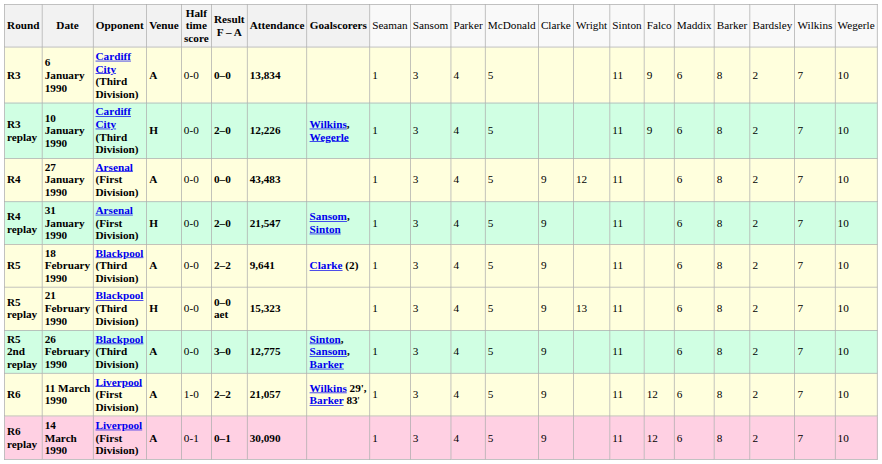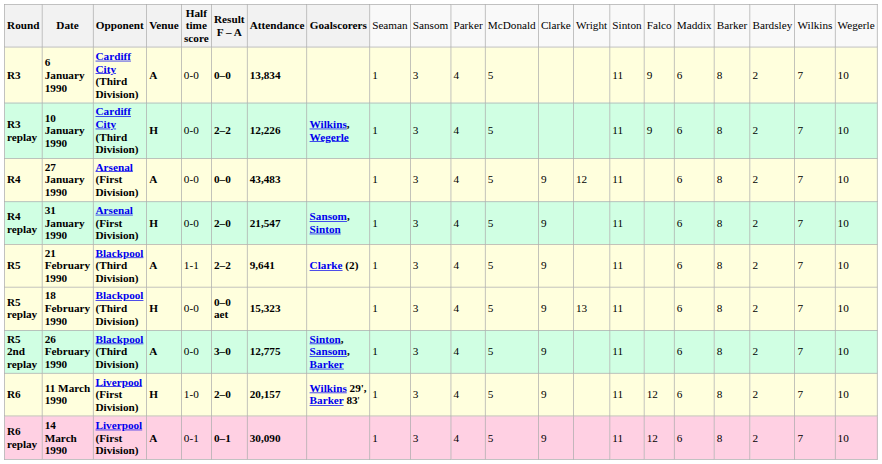(222, 130) 2–0 -> (222, 130) 2–2
(67, 265) 18 February 1990 -> (67, 265) 21 February 1990
(191, 265) 0-0 -> (191, 265) 1-1
(67, 308) 21 February 1990 -> (67, 308) 18 February 1990
(153, 394) A -> (154, 394) H
(222, 394) 2–2 -> (222, 394) 2–0
(265, 394) 21,057 -> (265, 394) 20,157
